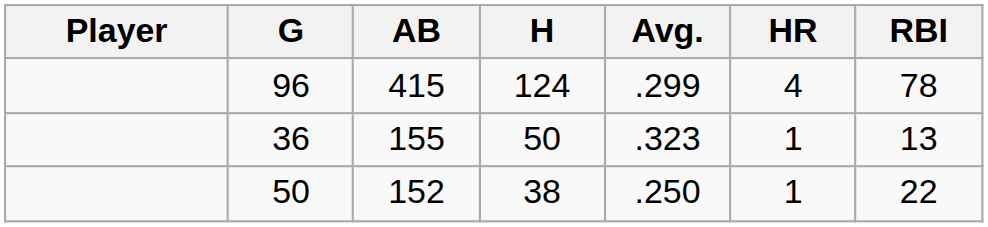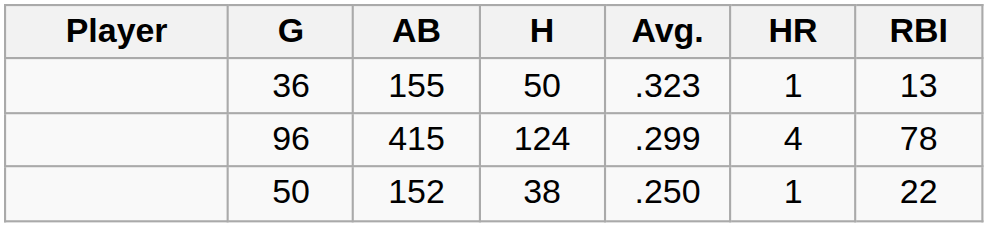rows swapped: (291, 85) <-> (291, 138)
